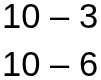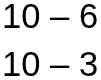rows swapped: (50, 64) <-> (50, 16)
